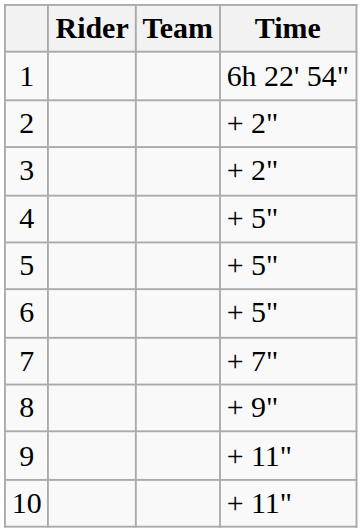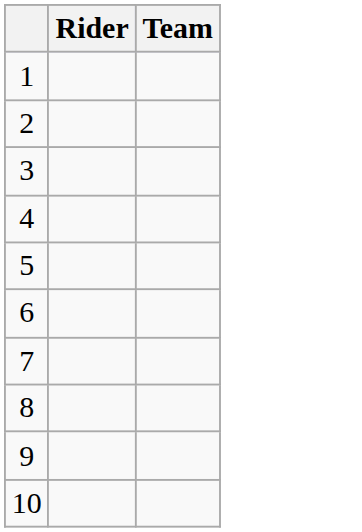- column: (288, 28)
